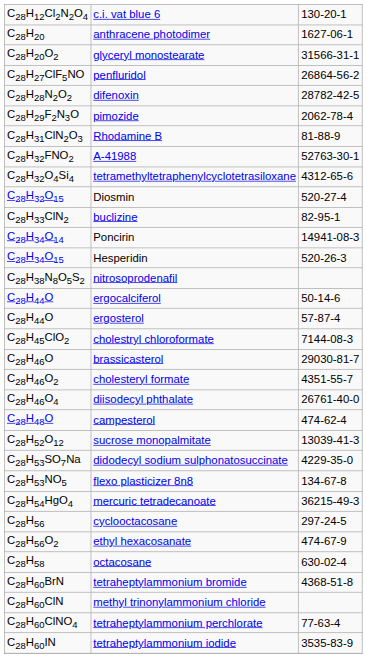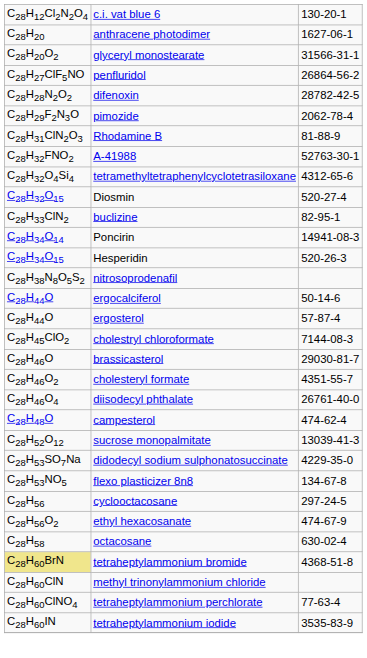- row: (155, 501)
(35, 582) no background -> (35, 562) khaki background
